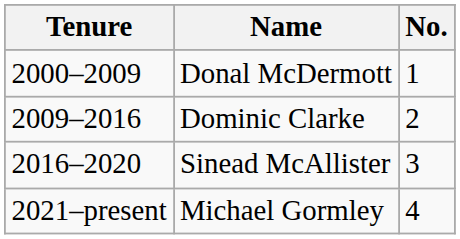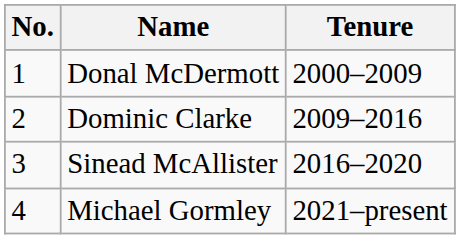columns swapped: (426, 27) <-> (89, 27)
